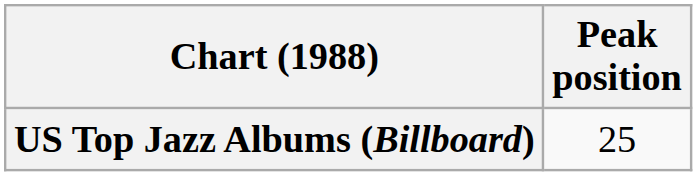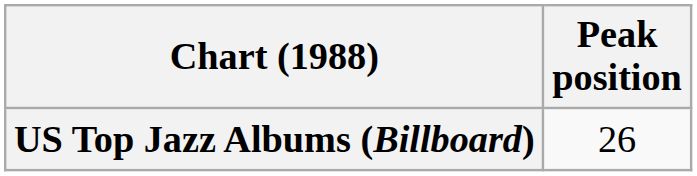(617, 138) 25 -> (617, 138) 26
